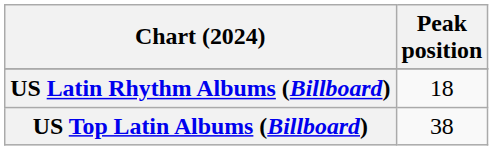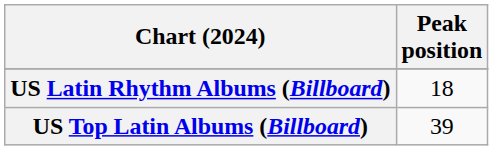(442, 125) 38 -> (442, 125) 39
